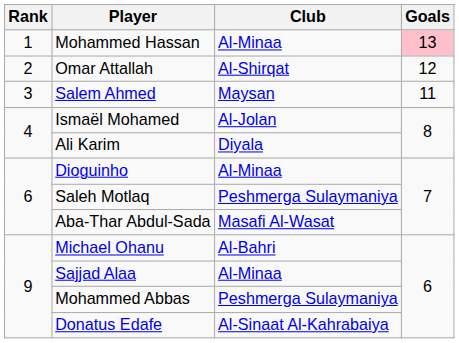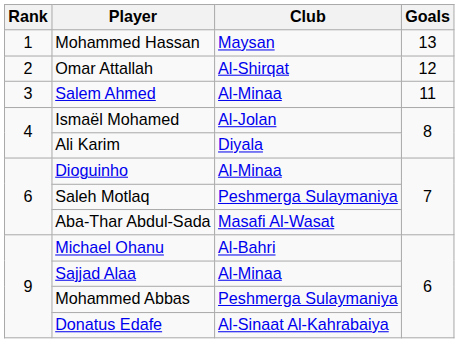(250, 42) Al-Minaa -> (246, 42) Maysan
(428, 42) pink background -> (428, 42) no background
(246, 94) Maysan -> (250, 94) Al-Minaa
